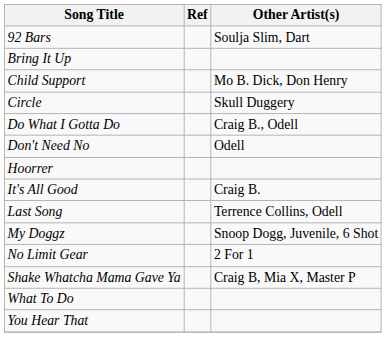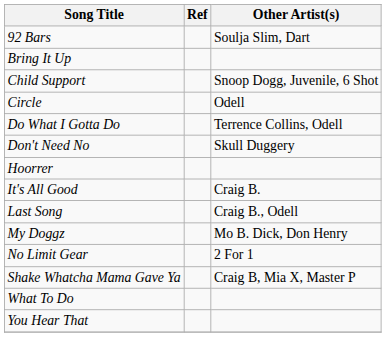(281, 80) Mo B. Dick, Don Henry -> (296, 80) Snoop Dogg, Juvenile, 6 Shot
(254, 102) Skull Duggery -> (229, 102) Odell
(256, 124) Craig B., Odell -> (278, 124) Terrence Collins, Odell
(229, 146) Odell -> (254, 146) Skull Duggery
(278, 211) Terrence Collins, Odell -> (256, 211) Craig B., Odell
(296, 233) Snoop Dogg, Juvenile, 6 Shot -> (281, 233) Mo B. Dick, Don Henry
